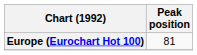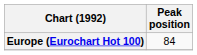(169, 41) 81 -> (169, 41) 84
